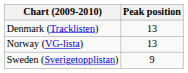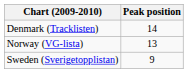(152, 28) 13 -> (152, 28) 14
